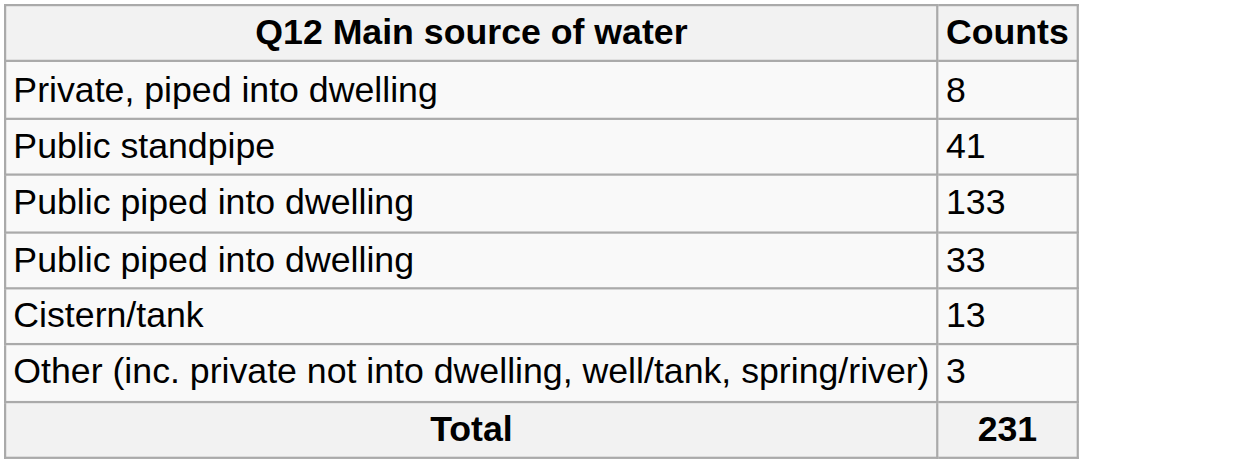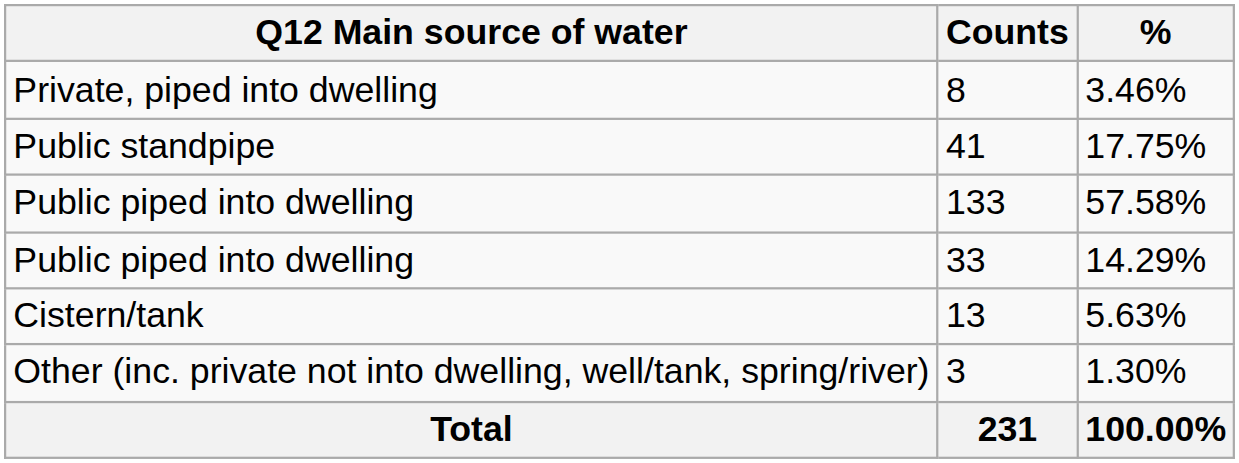+ column: (1156, 32)
